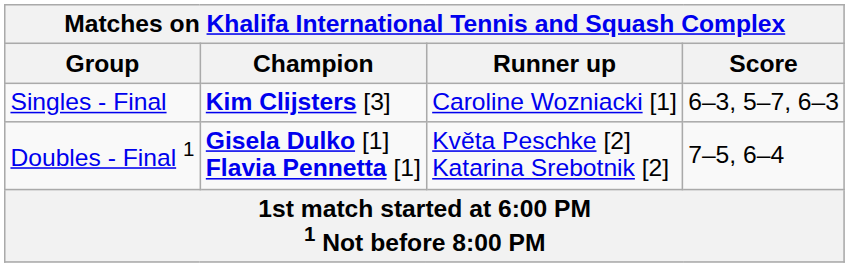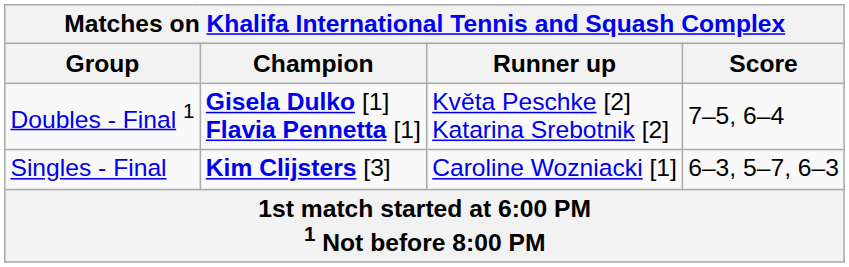rows swapped: (89, 102) <-> (102, 155)
